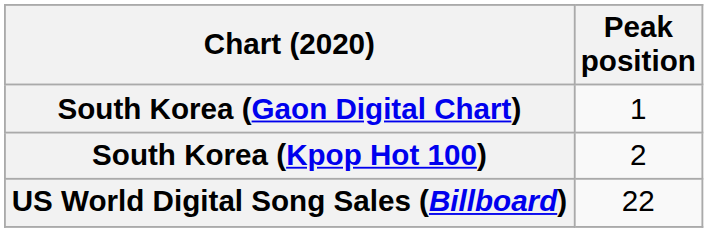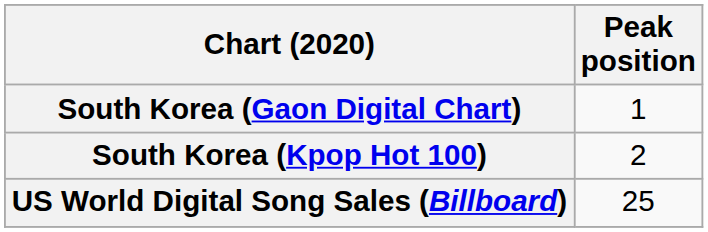(638, 202) 22 -> (638, 202) 25
